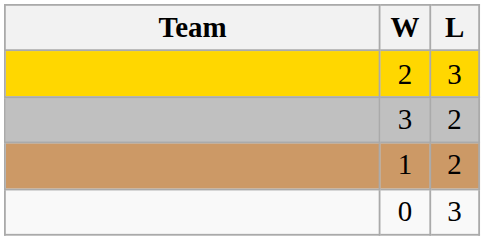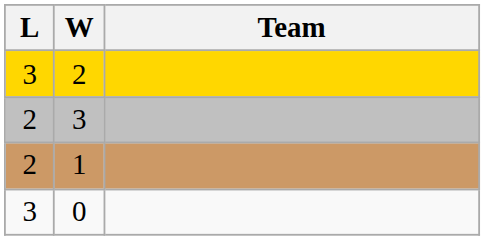columns swapped: (193, 27) <-> (455, 27)
